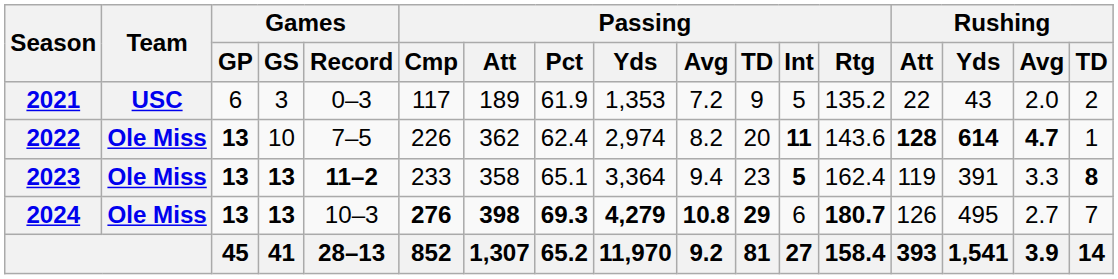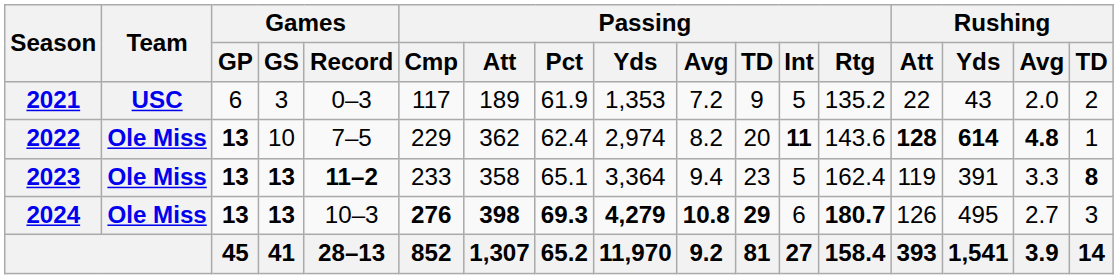(431, 138) 226 -> (431, 138) 229
(1042, 138) 4.7 -> (1042, 138) 4.8
(799, 176) bold -> (799, 176) normal
(1092, 215) 7 -> (1092, 215) 3
